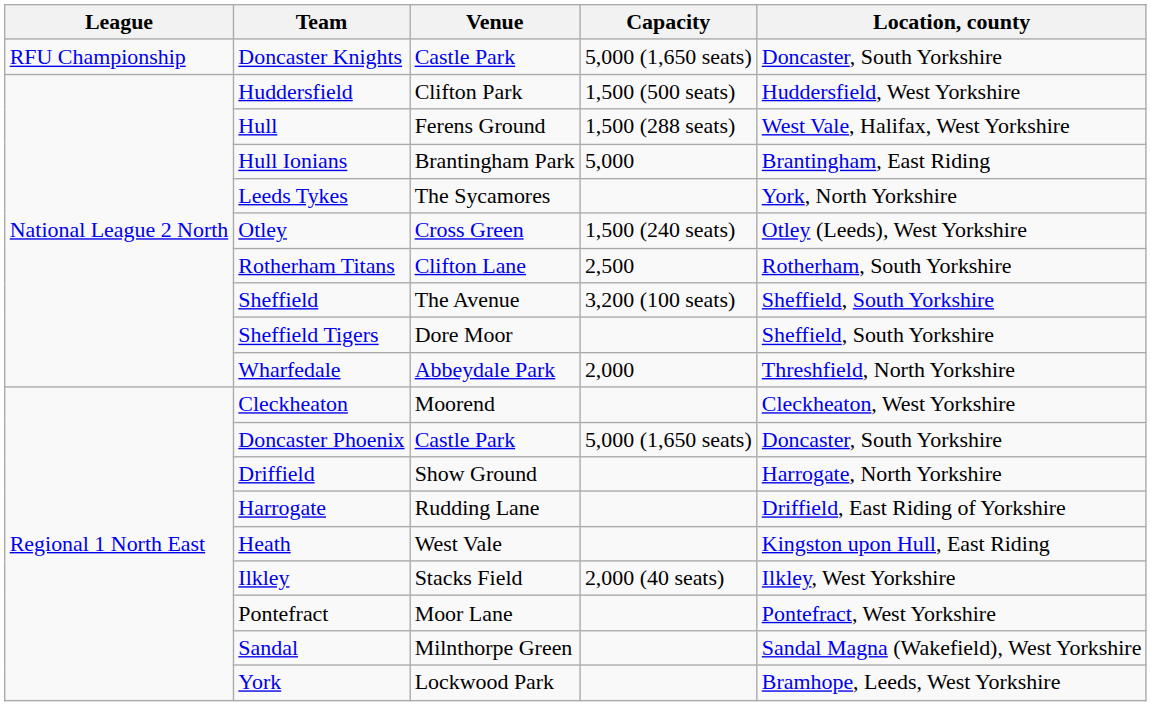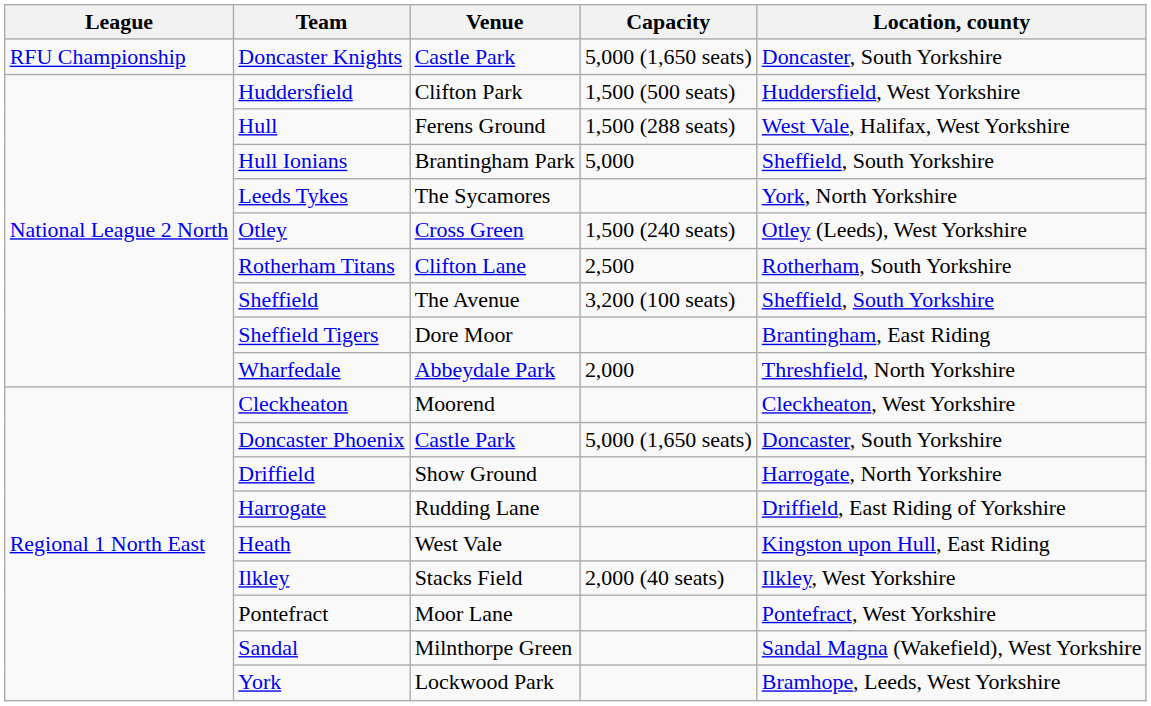(876, 160) Brantingham, East Riding -> (878, 160) Sheffield, South Yorkshire
(878, 334) Sheffield, South Yorkshire -> (876, 334) Brantingham, East Riding
